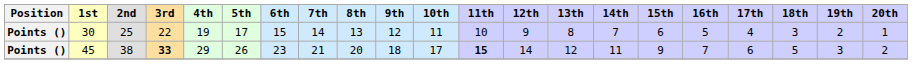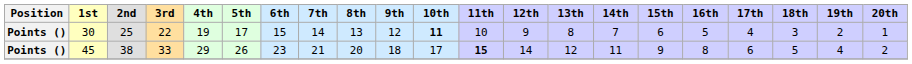(436, 32) normal -> (436, 32) bold
(165, 50) bold -> (165, 50) normal
(705, 50) 7 -> (705, 50) 8
(840, 50) 3 -> (840, 50) 4
